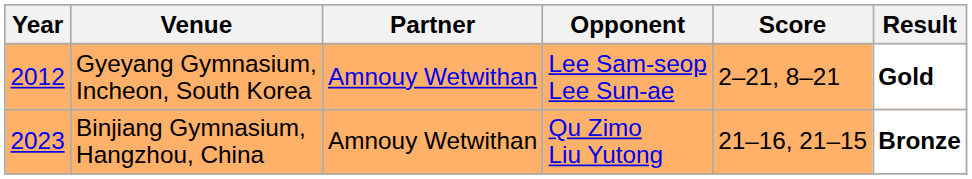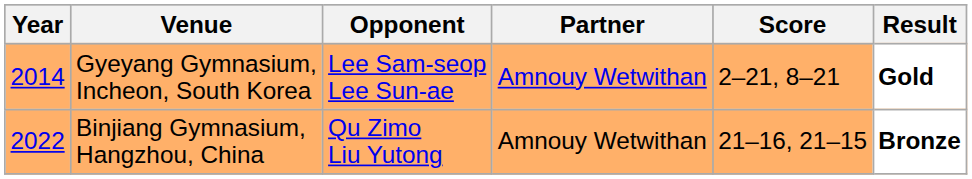columns swapped: (433, 24) <-> (628, 24)
(38, 76) 2012 -> (38, 76) 2014
(38, 142) 2023 -> (38, 142) 2022
